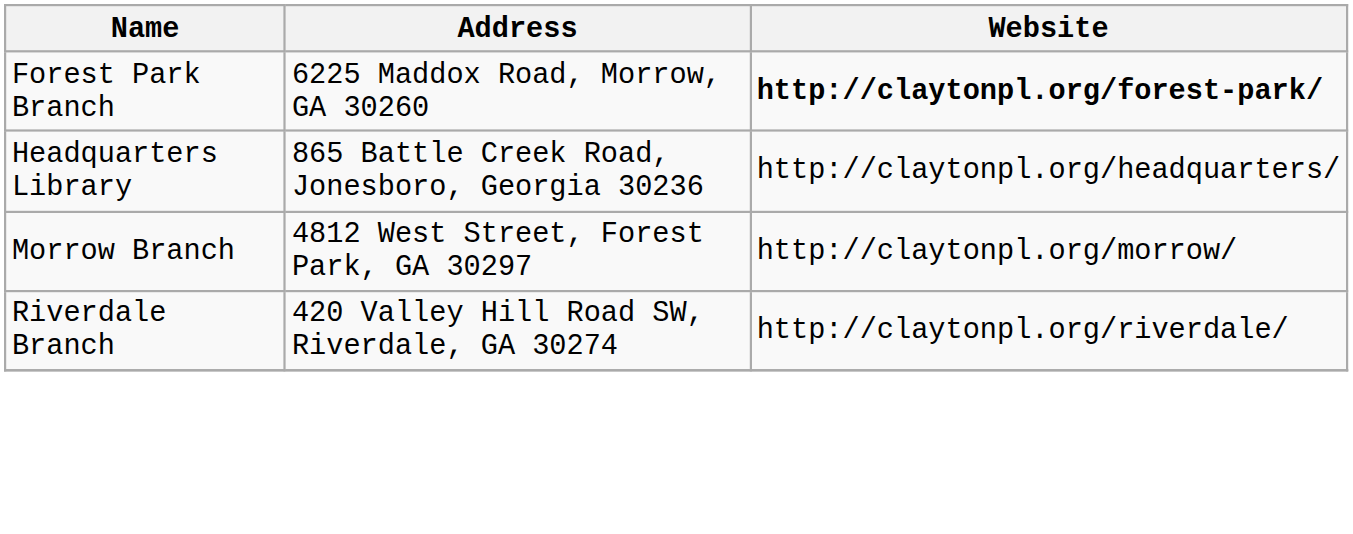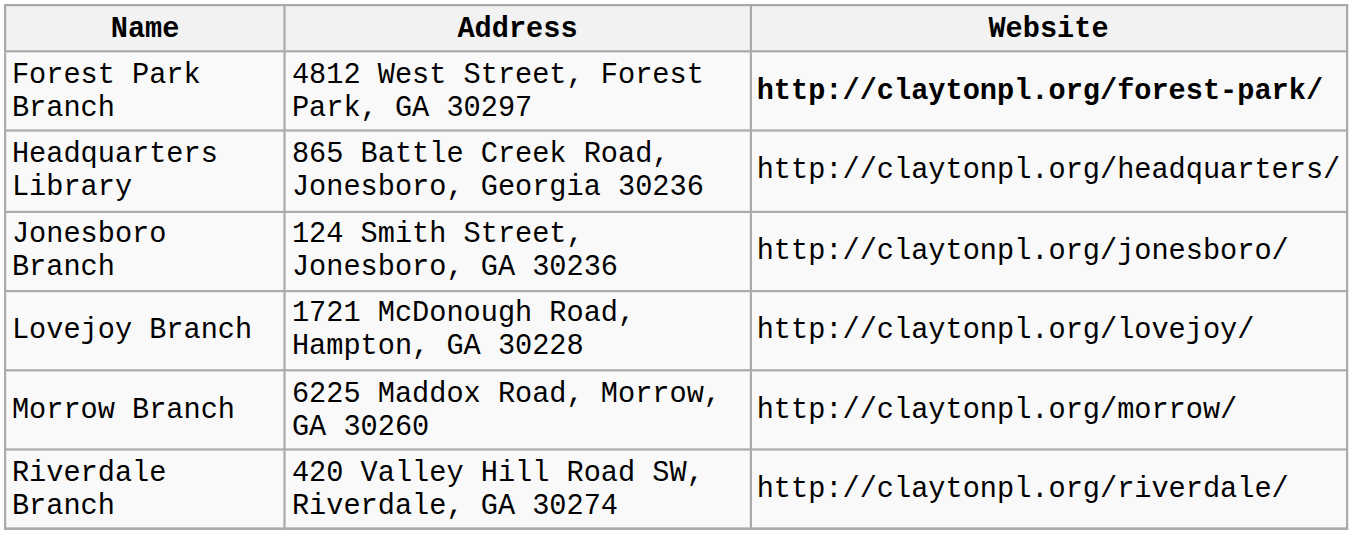(506, 92) 6225 Maddox Road, Morrow, GA 30260 -> (498, 92) 4812 West Street, Forest Park, GA 30297
+ row: (89, 251)
+ row: (132, 330)
(498, 251) 4812 West Street, Forest Park, GA 30297 -> (506, 410) 6225 Maddox Road, Morrow, GA 30260
